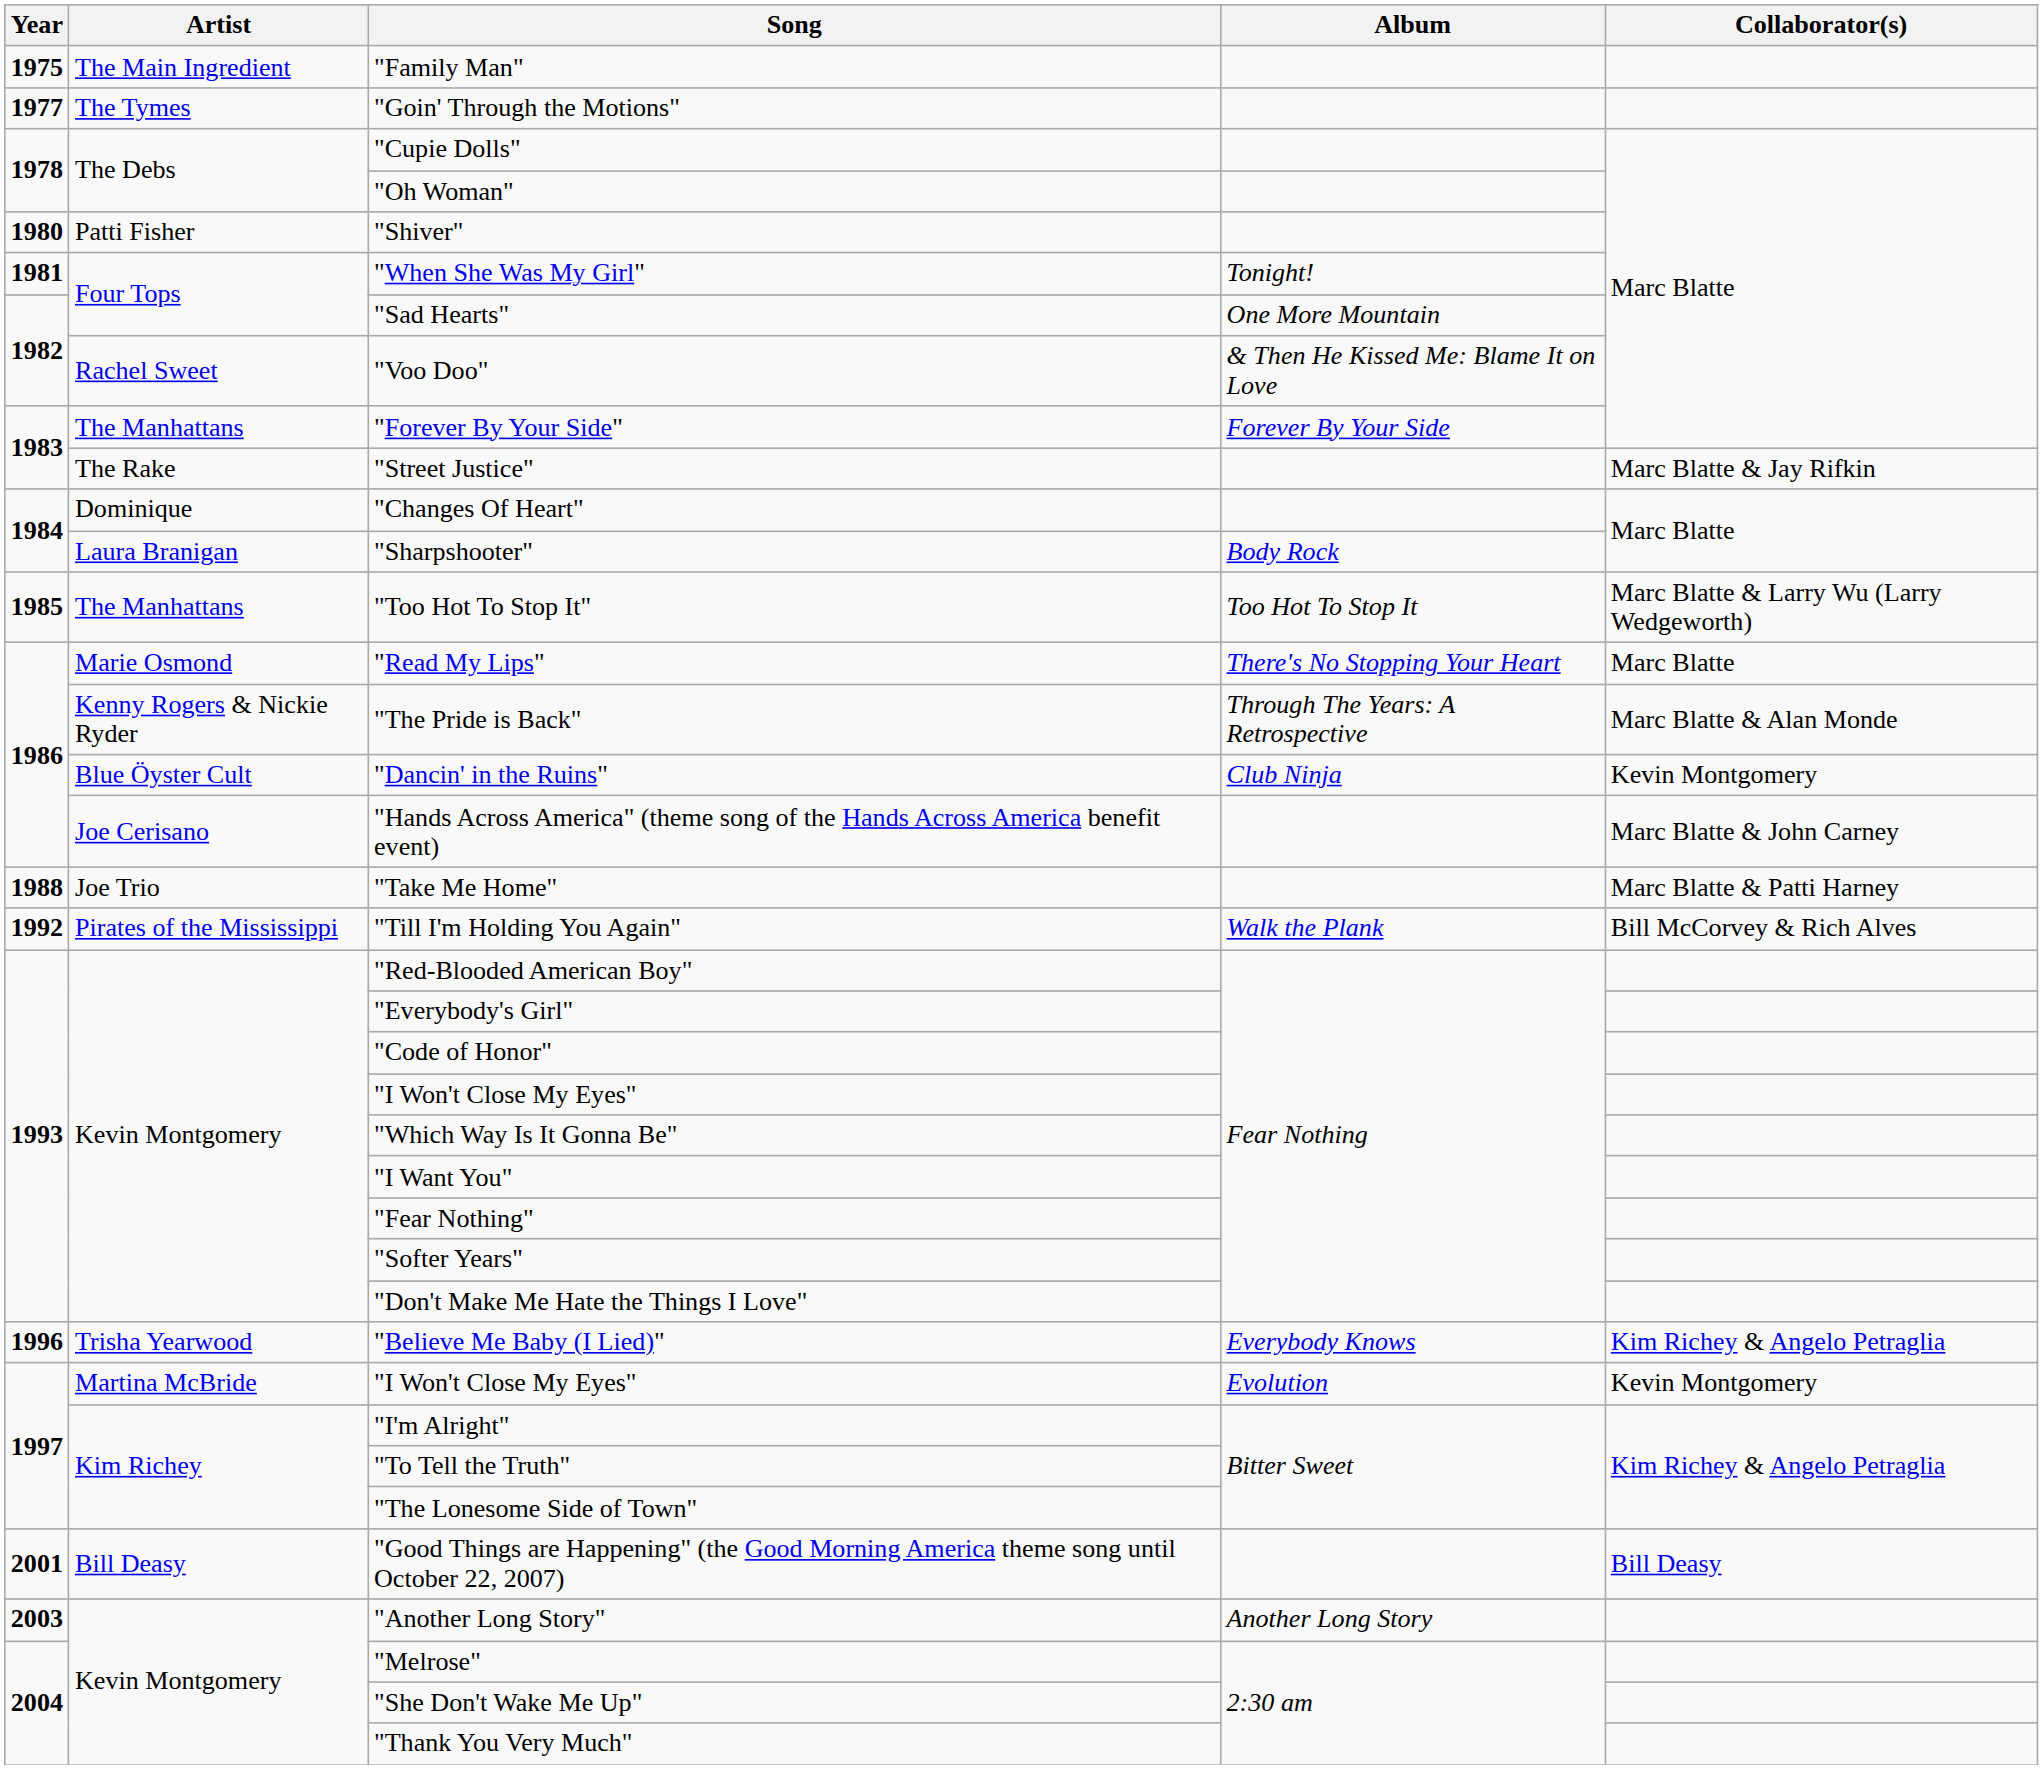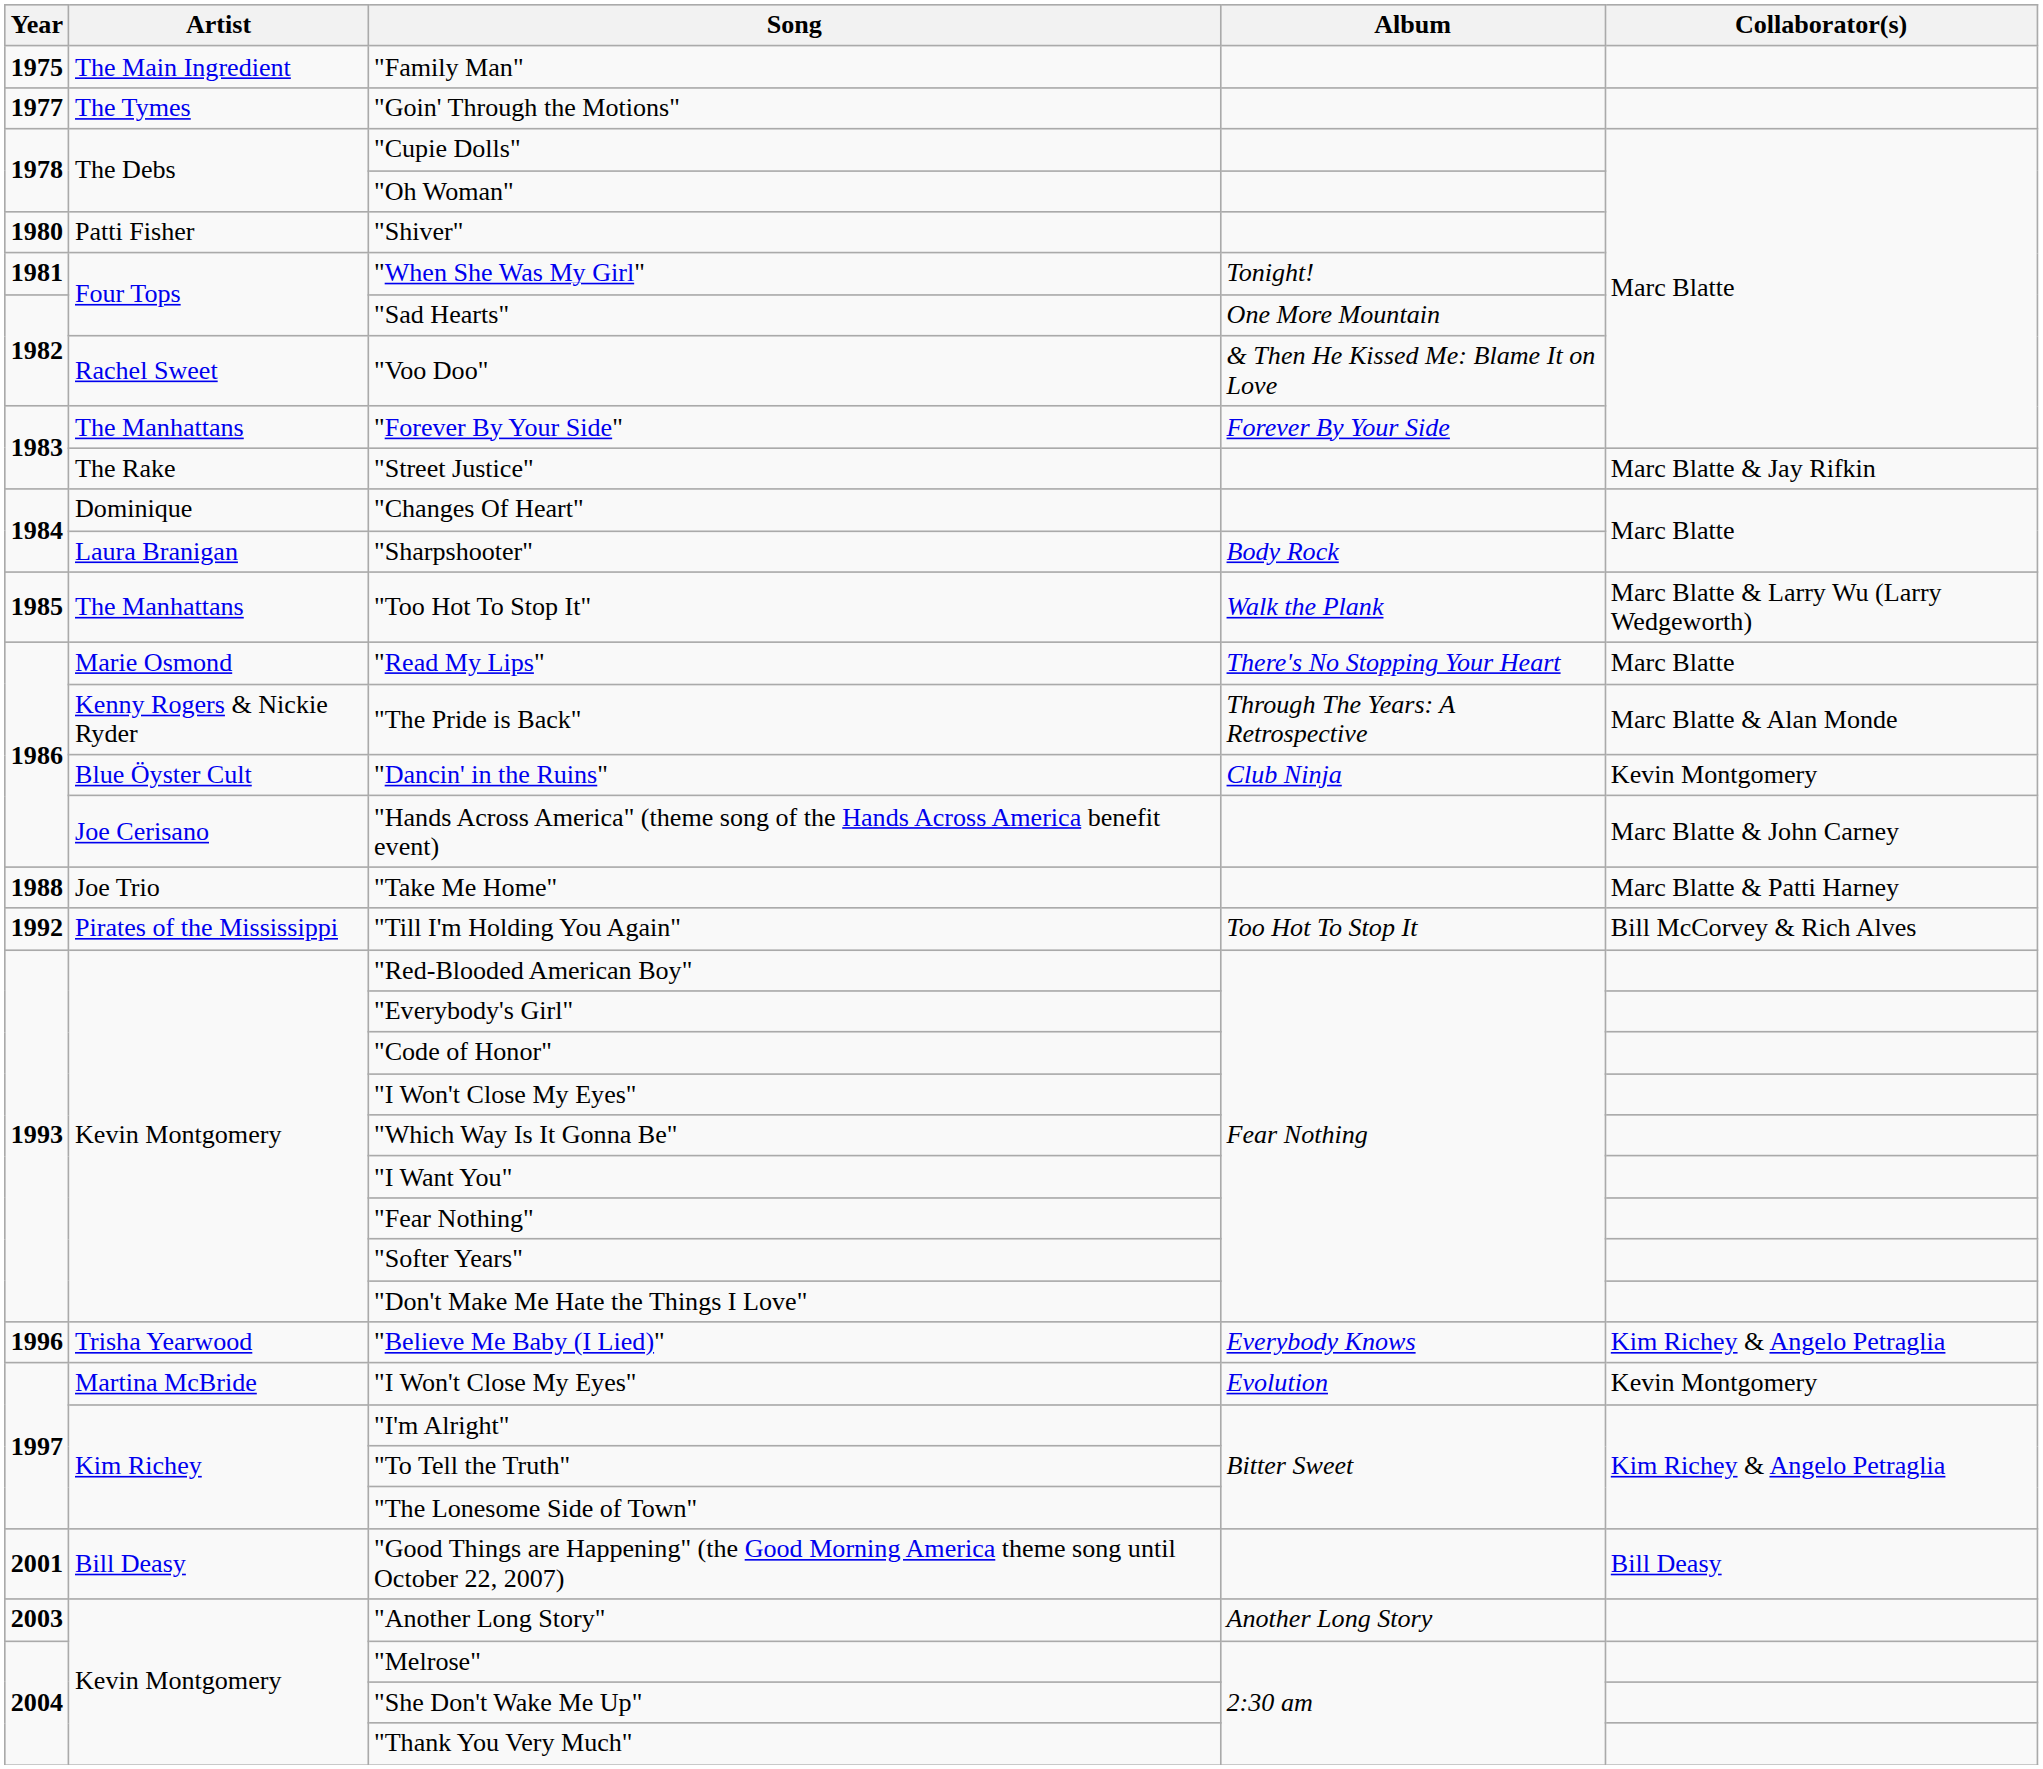(1322, 606) Too Hot To Stop It -> (1305, 606) Walk the Plank
(1305, 928) Walk the Plank -> (1322, 928) Too Hot To Stop It
